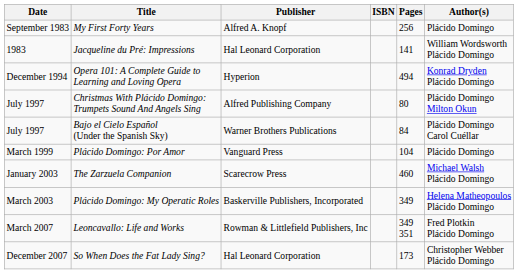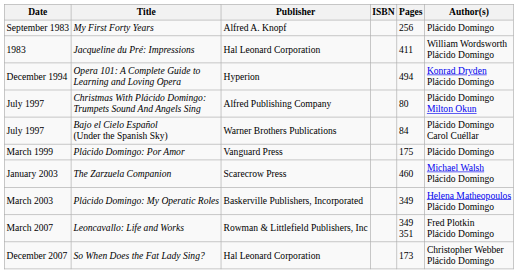(406, 49) 141 -> (406, 49) 411
(406, 152) 104 -> (406, 152) 175
